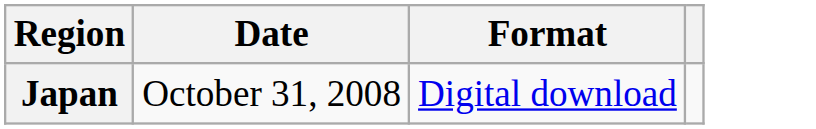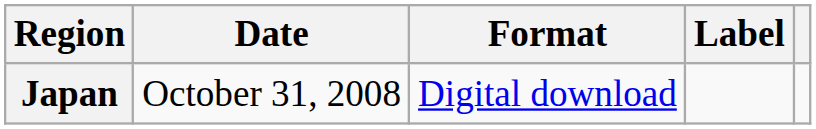+ column: (739, 33)
